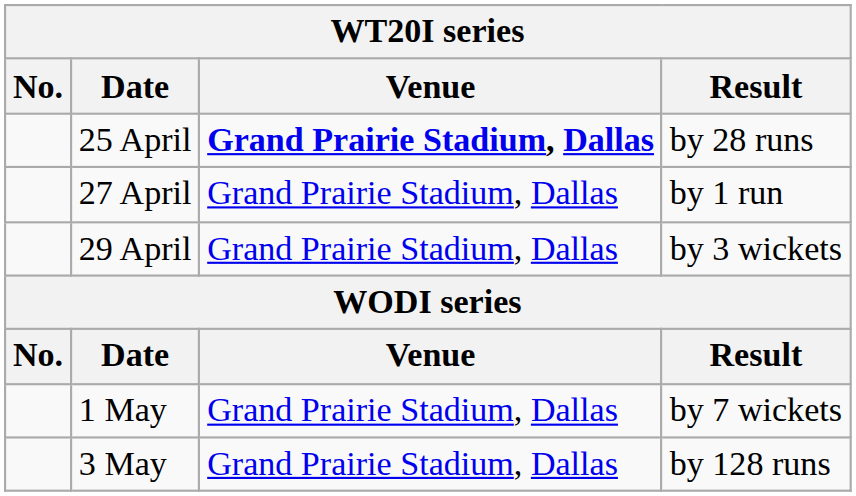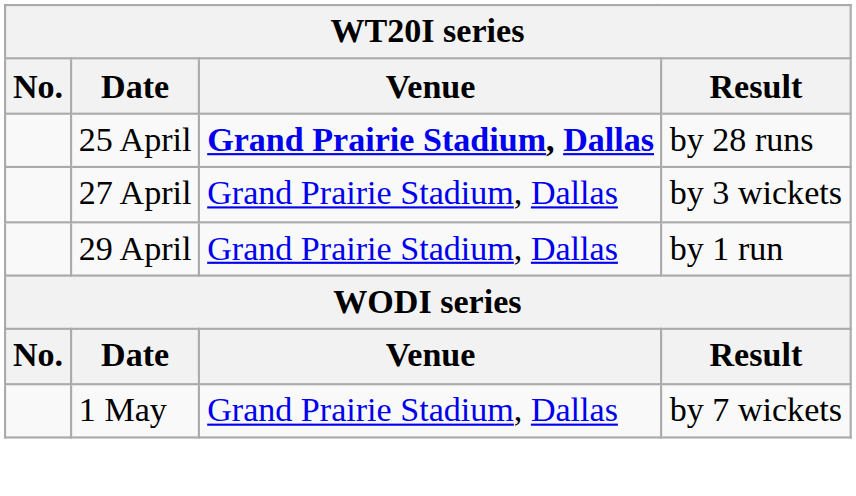(727, 193) by 1 run -> (756, 193) by 3 wickets
(756, 247) by 3 wickets -> (727, 247) by 1 run
- row: (123, 463)
